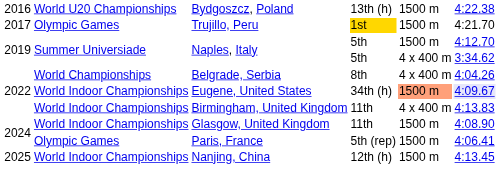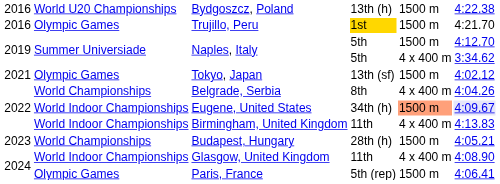(18, 25) 2017 -> (18, 25) 2016
+ row: (227, 75)
+ row: (243, 141)
(419, 124) 1500 m -> (425, 157) 4 x 400 m
- row: (231, 157)
